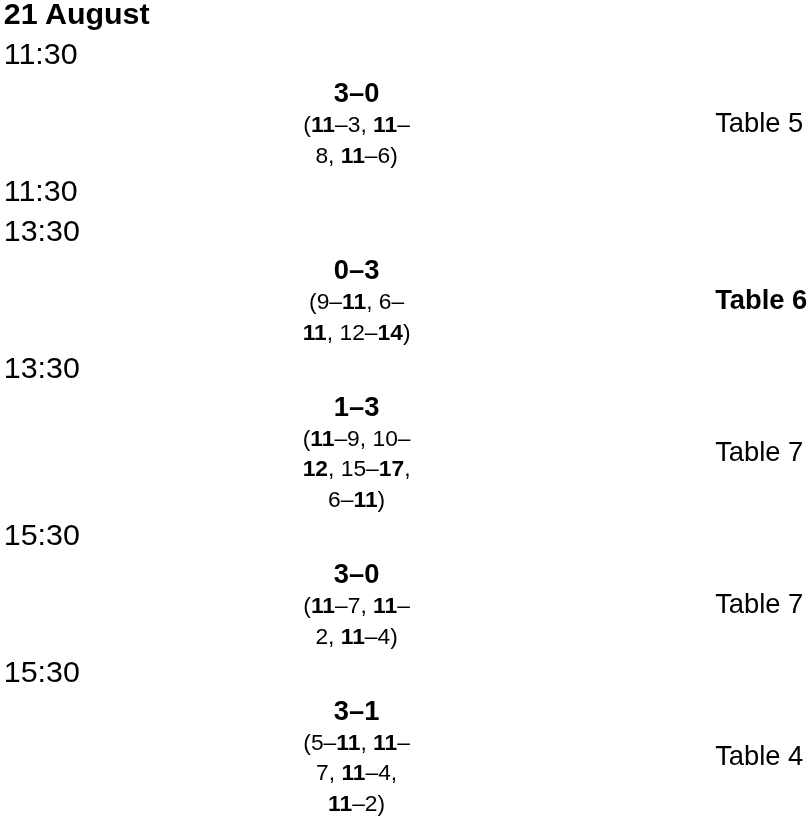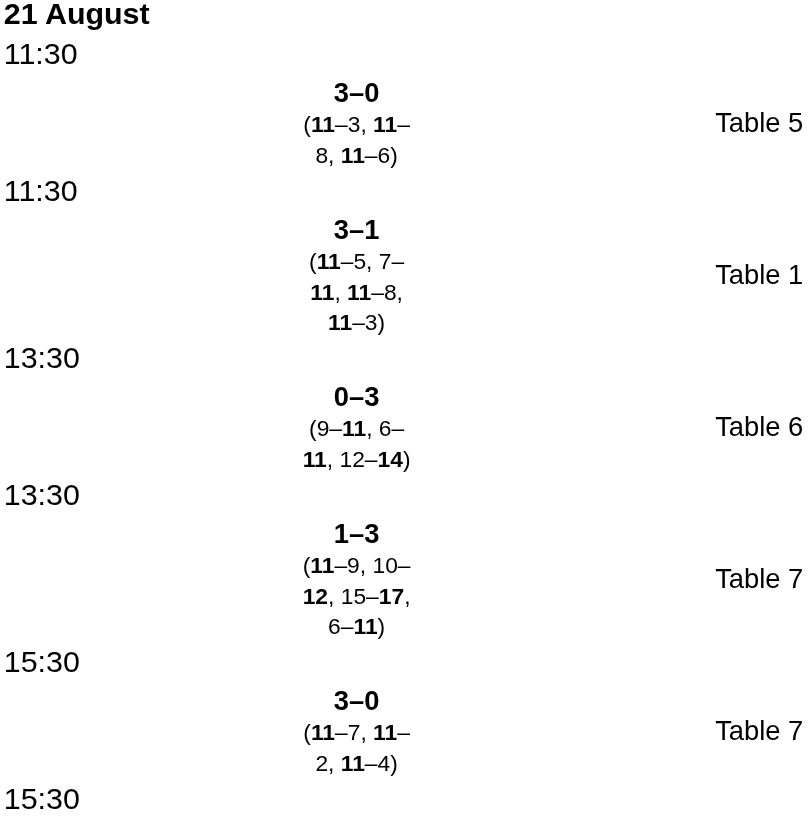+ row: (149, 275)
(761, 300) bold -> (759, 427) normal
- row: (149, 756)
